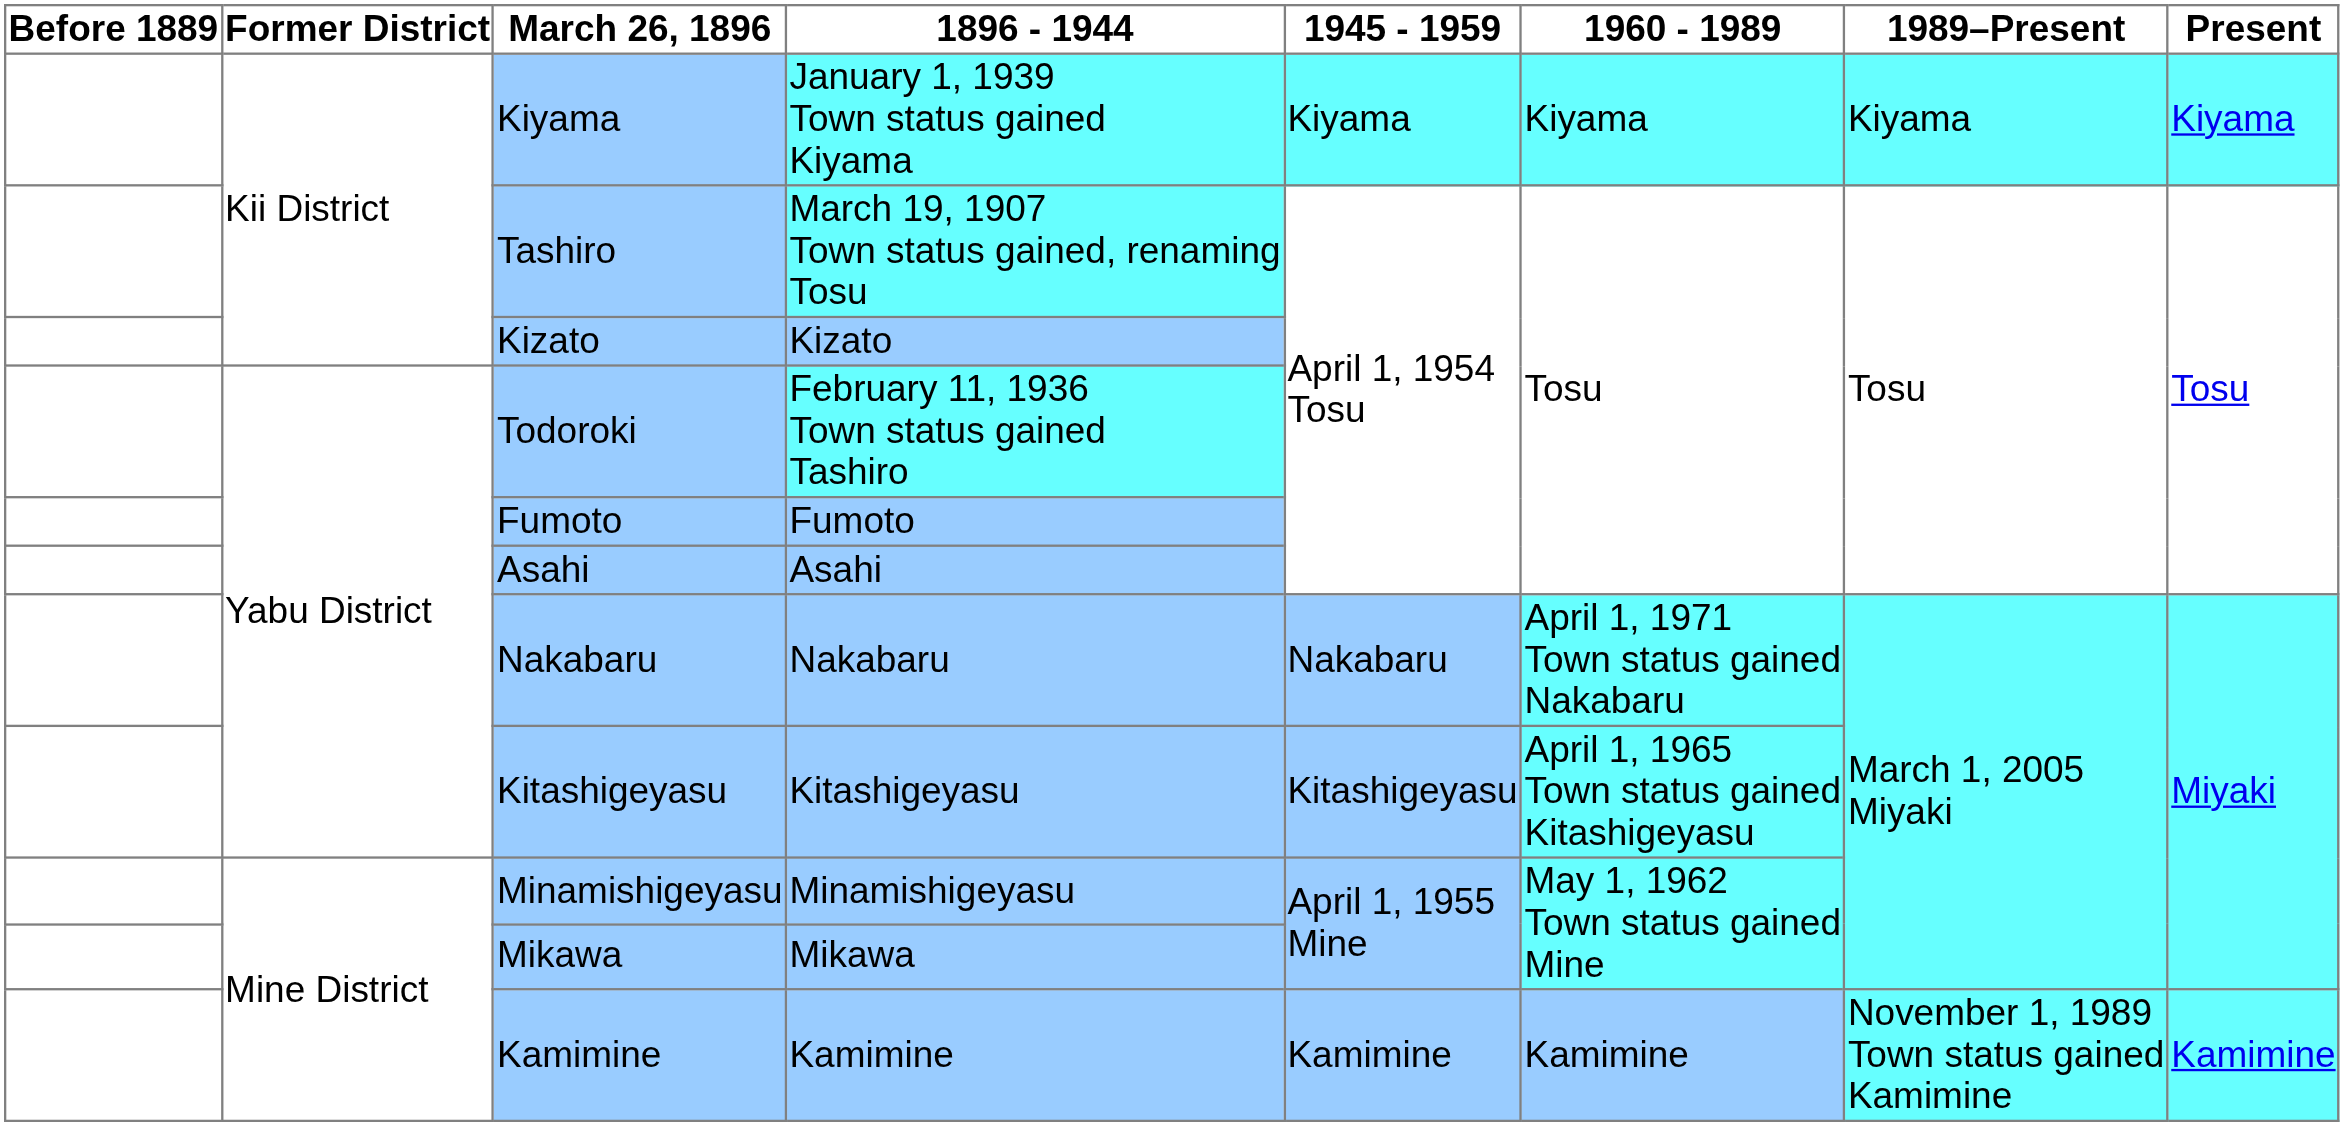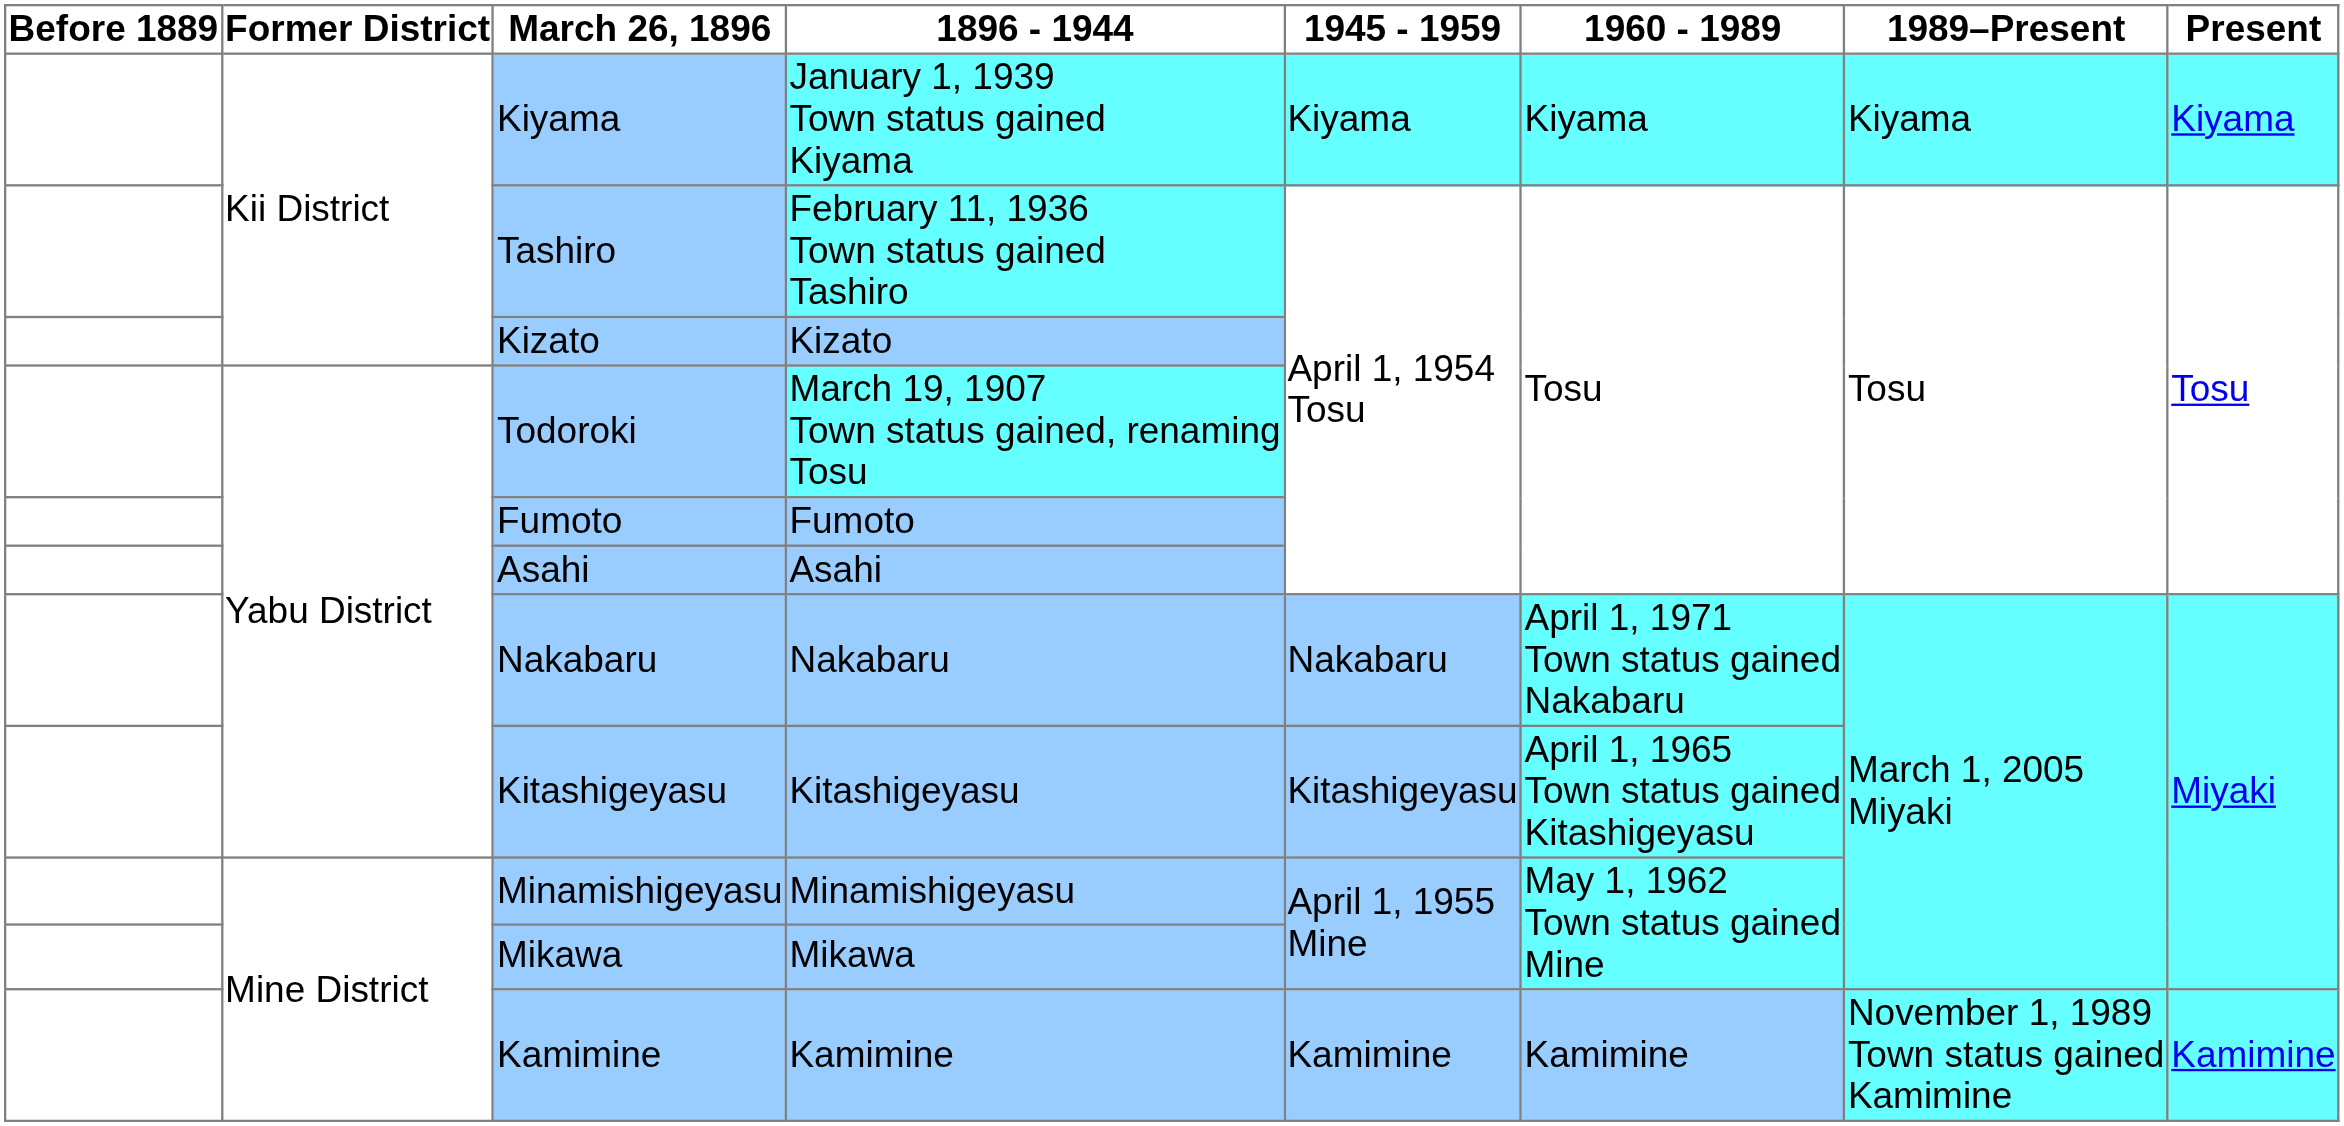(1035, 250) March 19, 1907 Town status gained, renaming Tosu -> (948, 250) February 11, 1936 Town status gained Tashiro
(948, 430) February 11, 1936 Town status gained Tashiro -> (1035, 430) March 19, 1907 Town status gained, renaming Tosu
